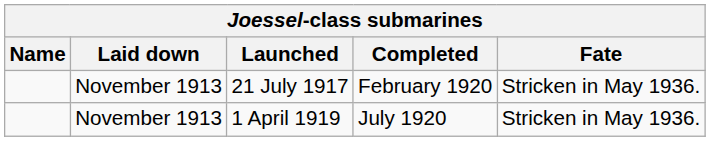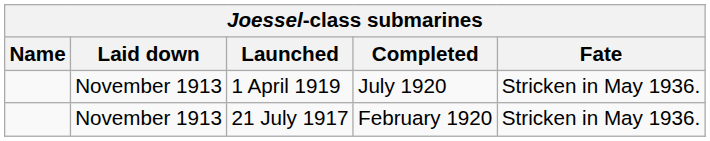rows swapped: (290, 86) <-> (286, 119)
